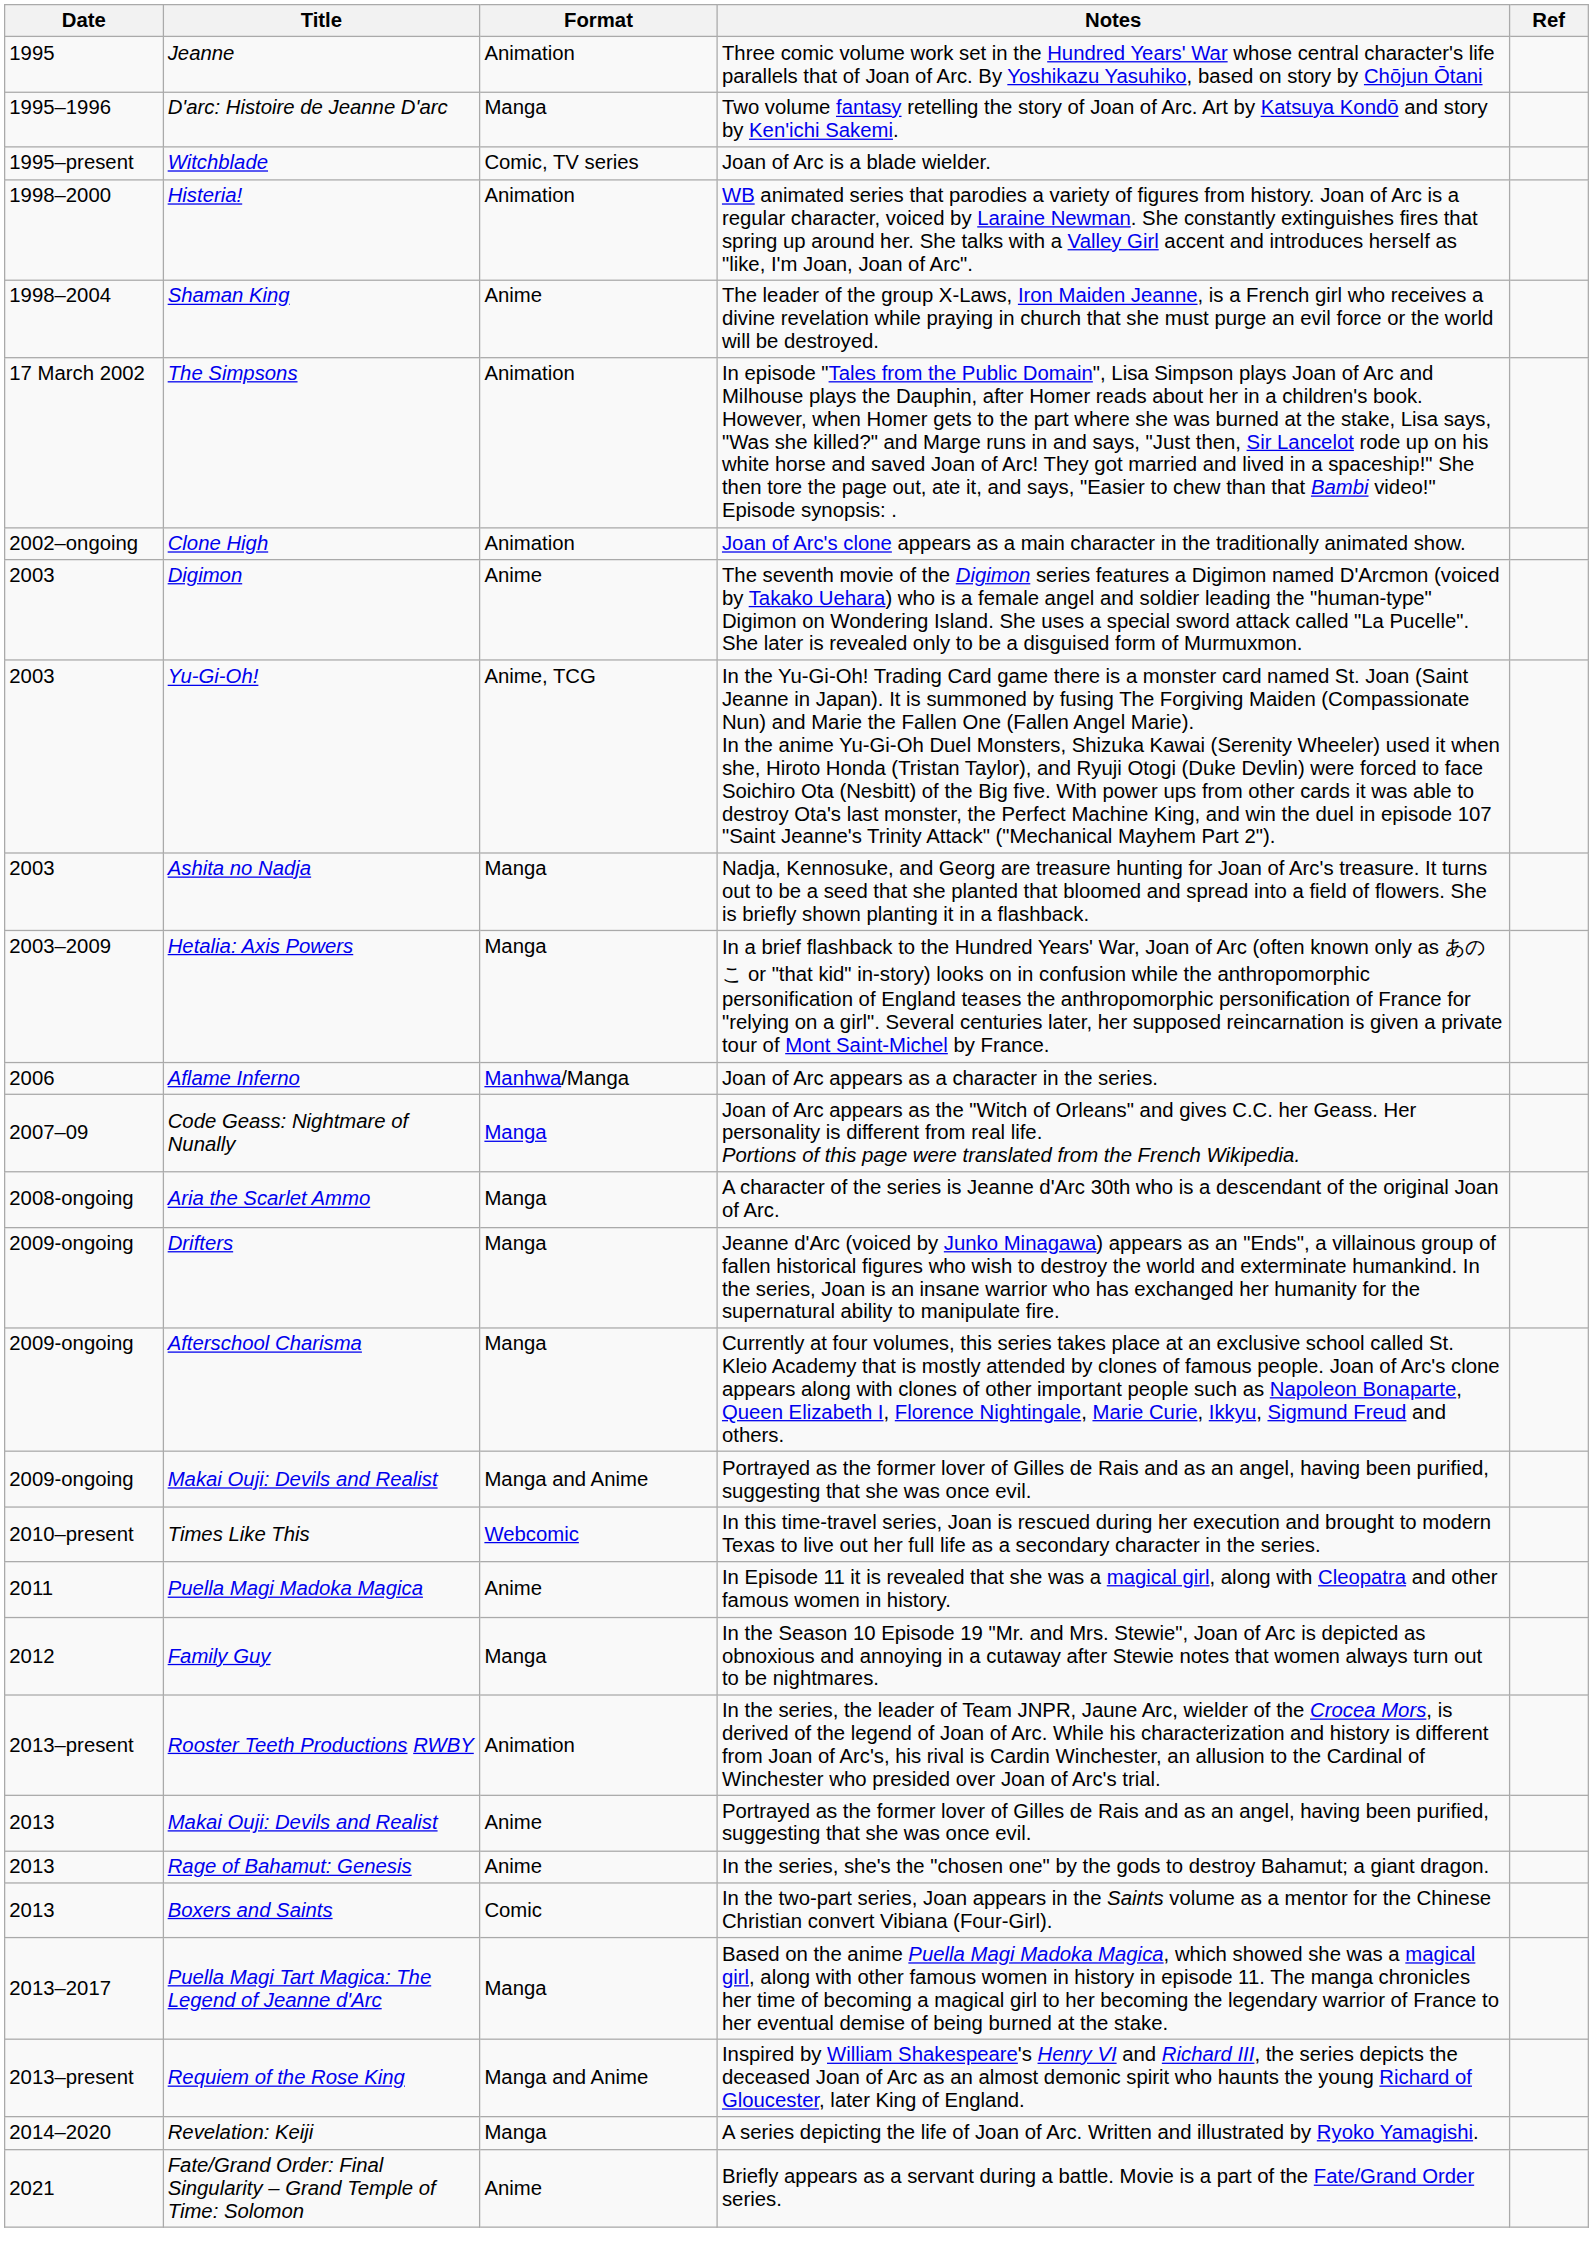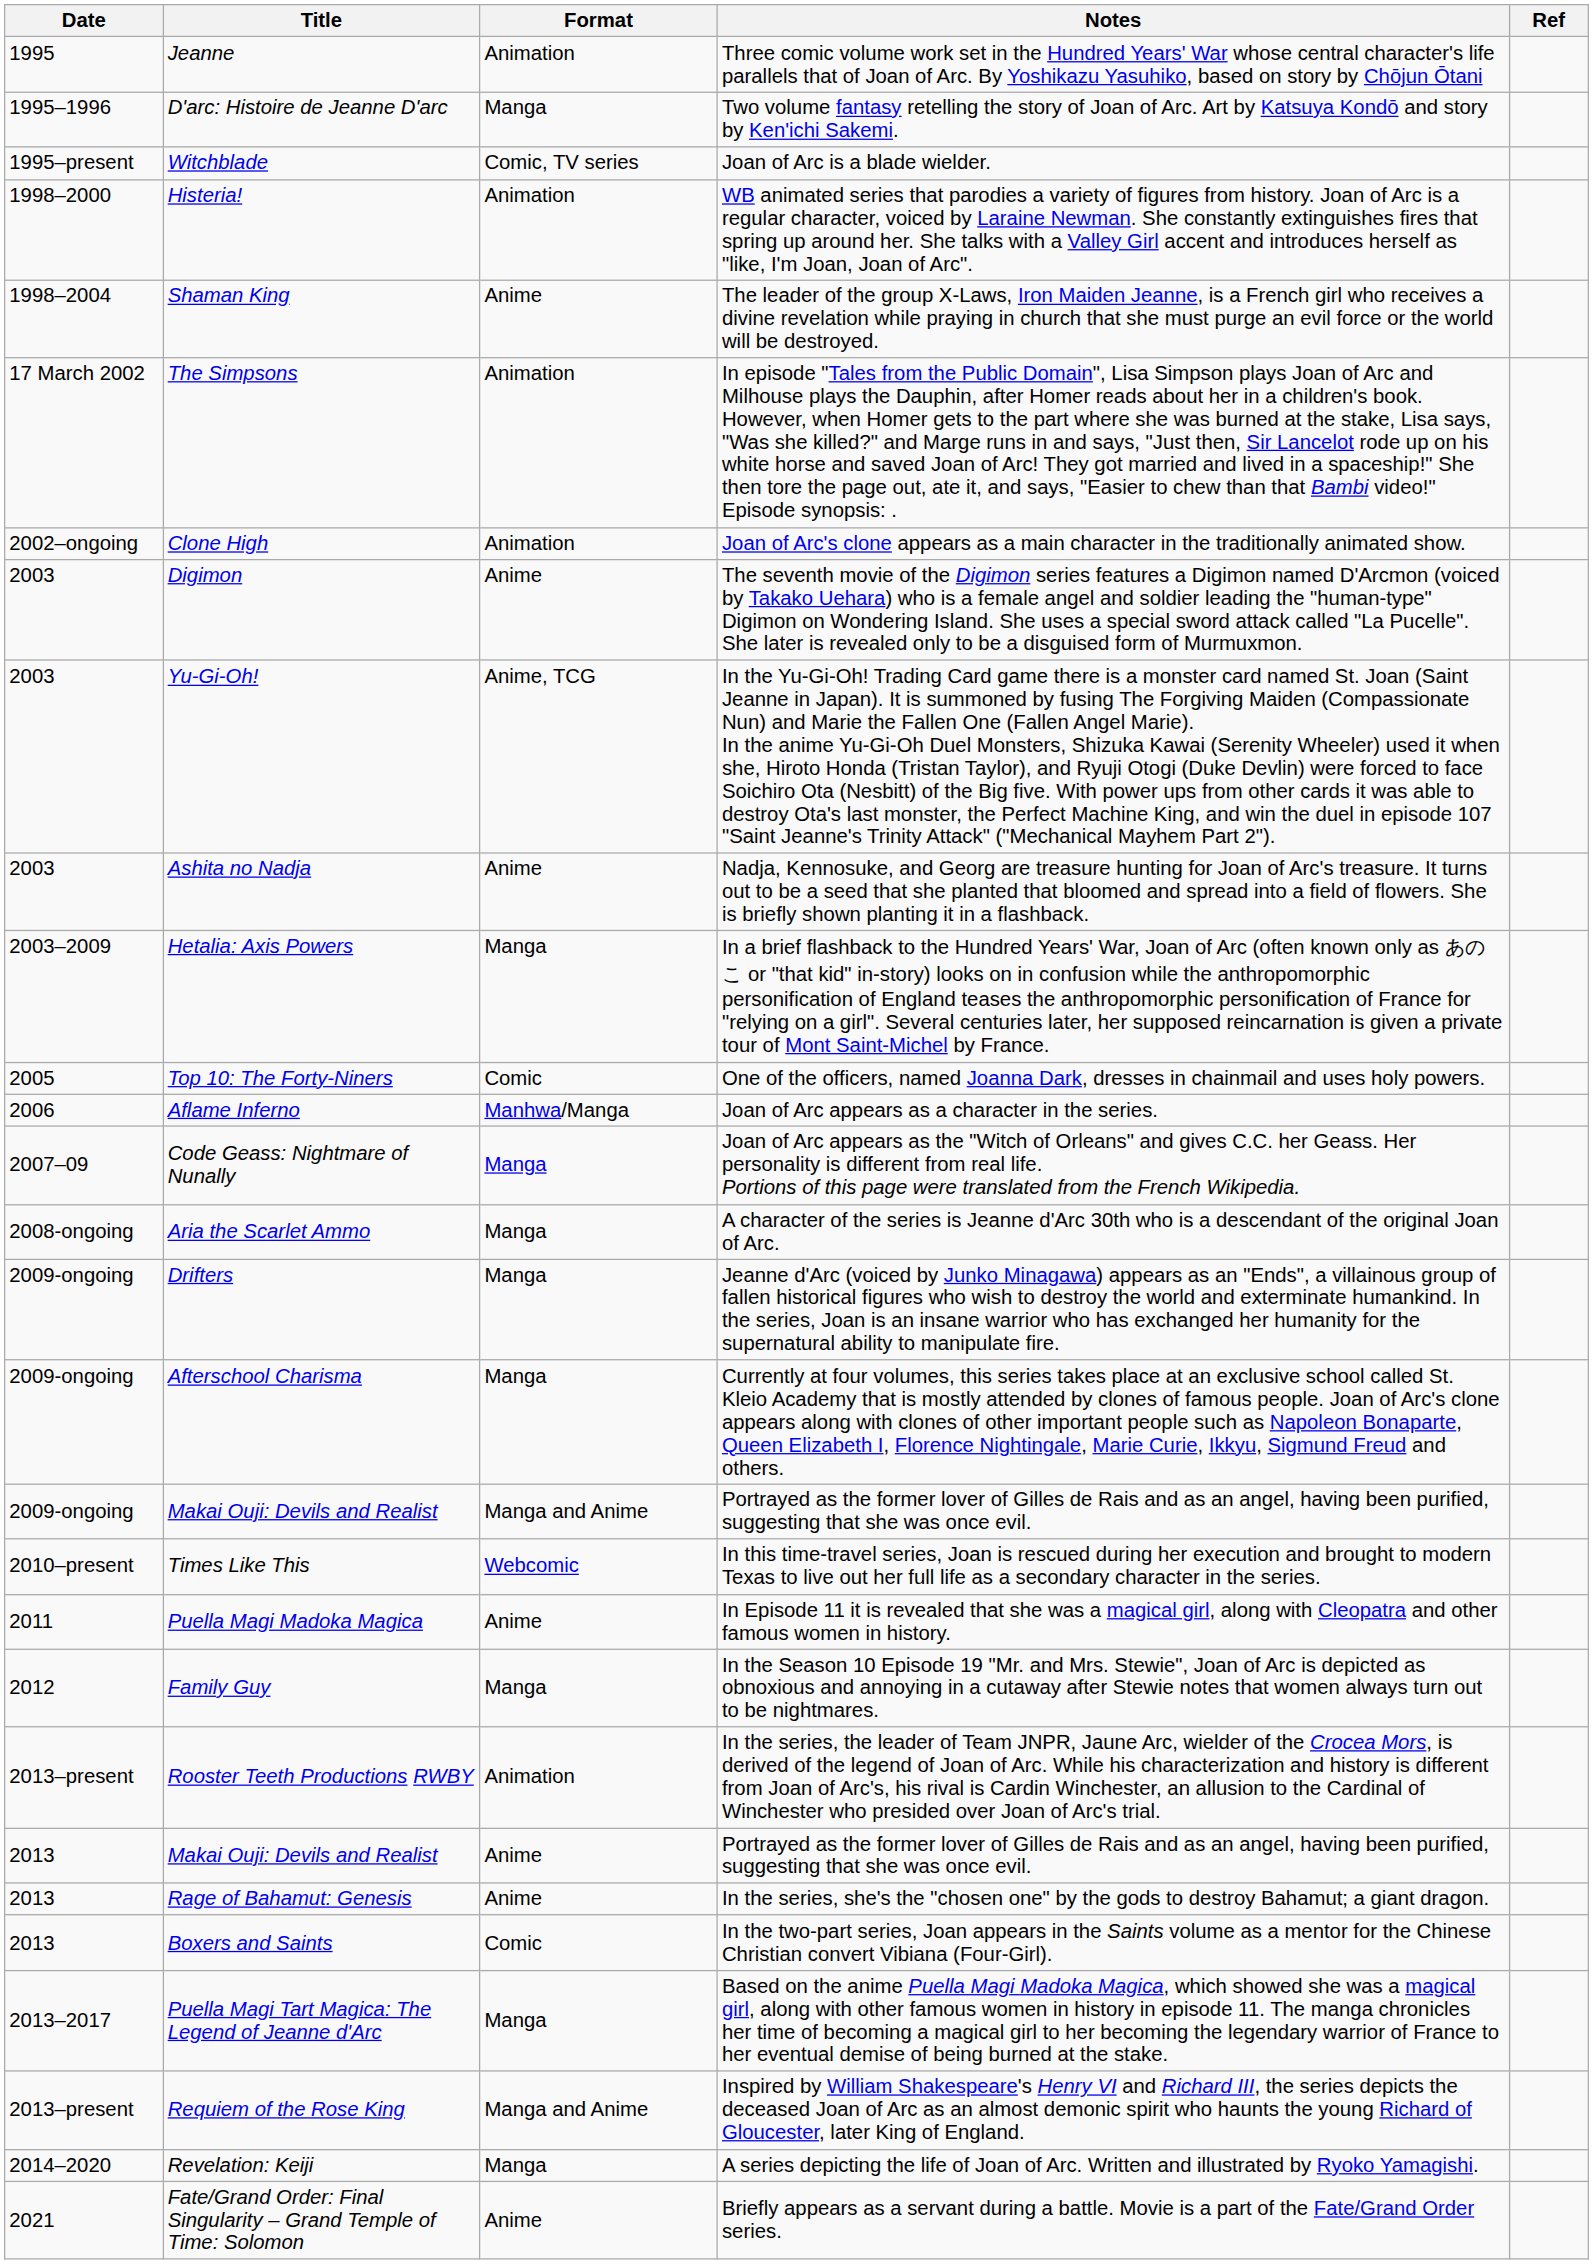(515, 868) Manga -> (513, 868) Anime
+ row: (32, 1077)
